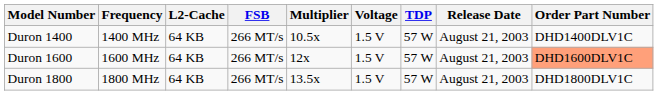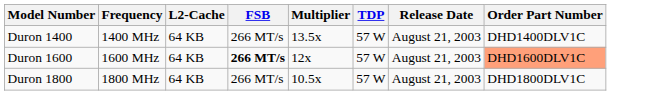- column: (376, 15)
(305, 36) 10.5x -> (306, 36) 13.5x
(257, 57) normal -> (258, 57) bold
(305, 79) 13.5x -> (306, 79) 10.5x
